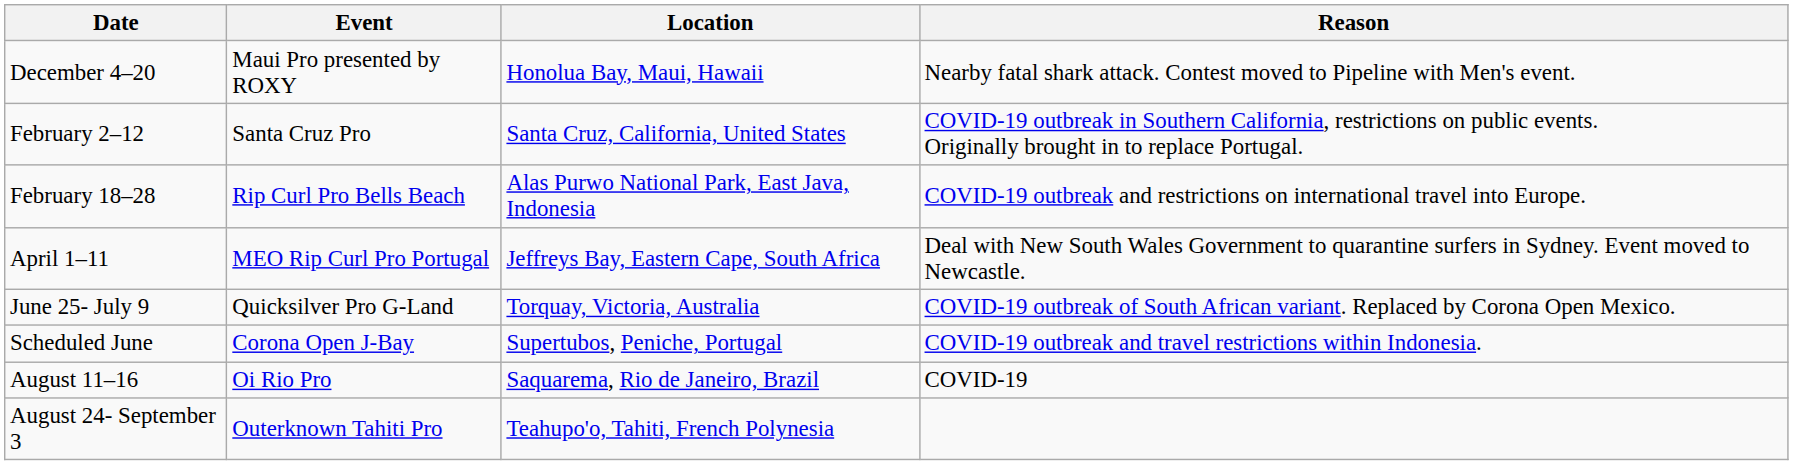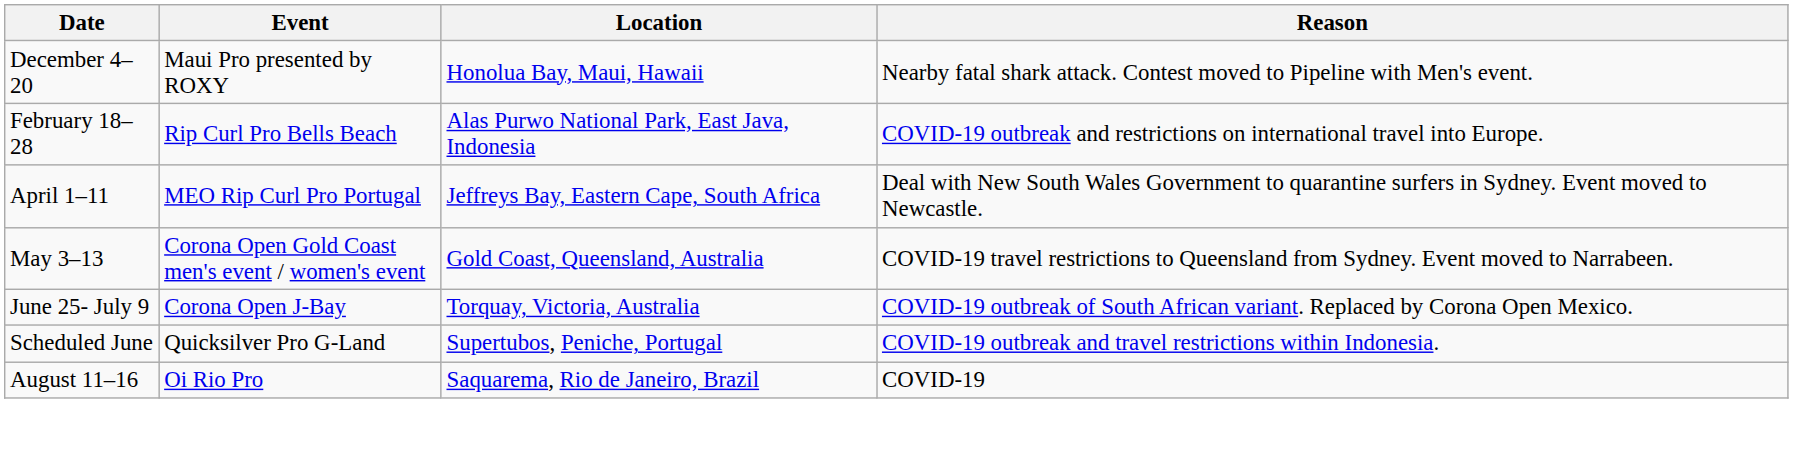- row: (77, 133)
+ row: (57, 257)
(343, 307) Quicksilver Pro G-Land -> (255, 307) Corona Open J-Bay
(323, 343) Corona Open J-Bay -> (275, 343) Quicksilver Pro G-Land
- row: (113, 428)
